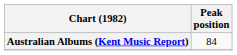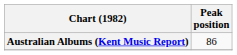(211, 41) 84 -> (211, 41) 86
